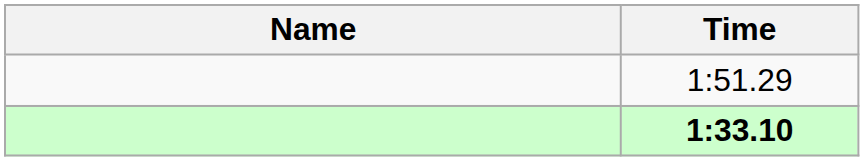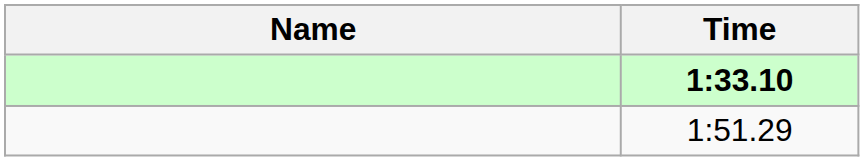rows swapped: (740, 130) <-> (740, 79)
